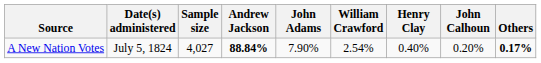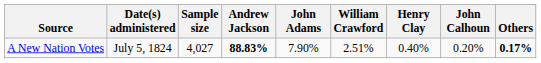(249, 48) 88.84% -> (249, 48) 88.83%
(358, 48) 2.54% -> (358, 48) 2.51%
